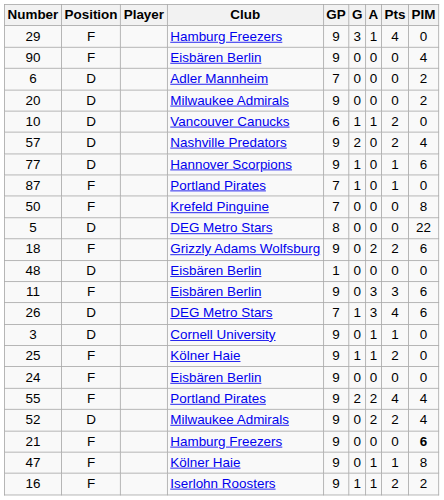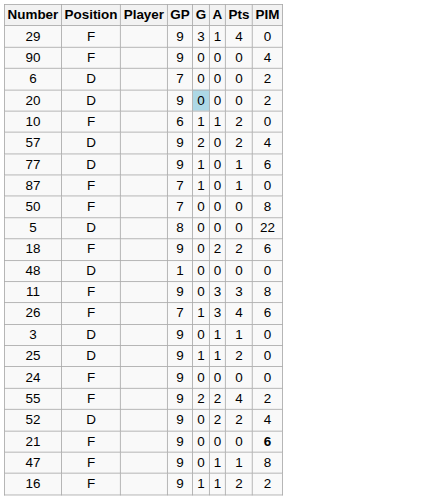- column: (245, 15)
(357, 100) no background -> (201, 100) lightblue background
(91, 121) D -> (91, 121) F
(424, 292) 6 -> (267, 292) 8
(91, 313) D -> (91, 313) F
(91, 356) F -> (91, 356) D
(424, 398) 4 -> (267, 398) 2
